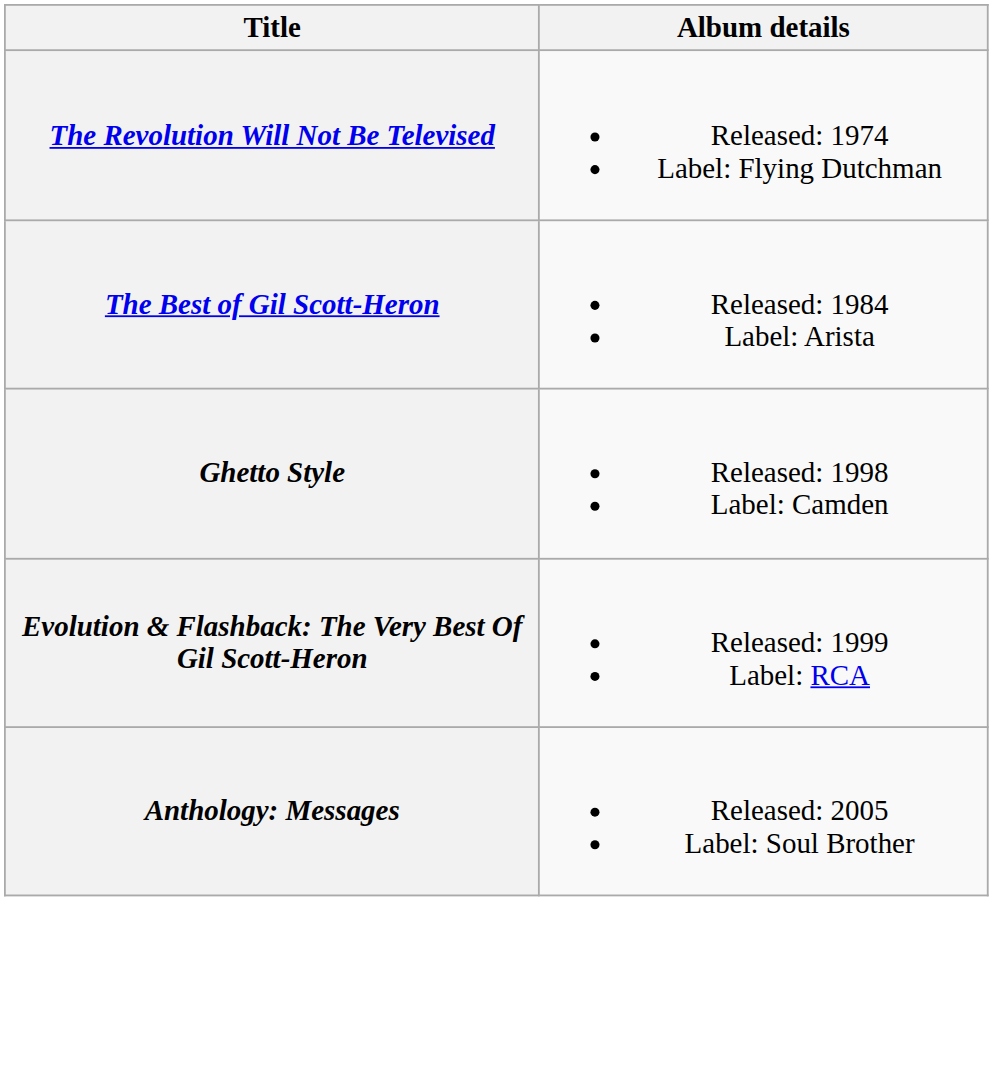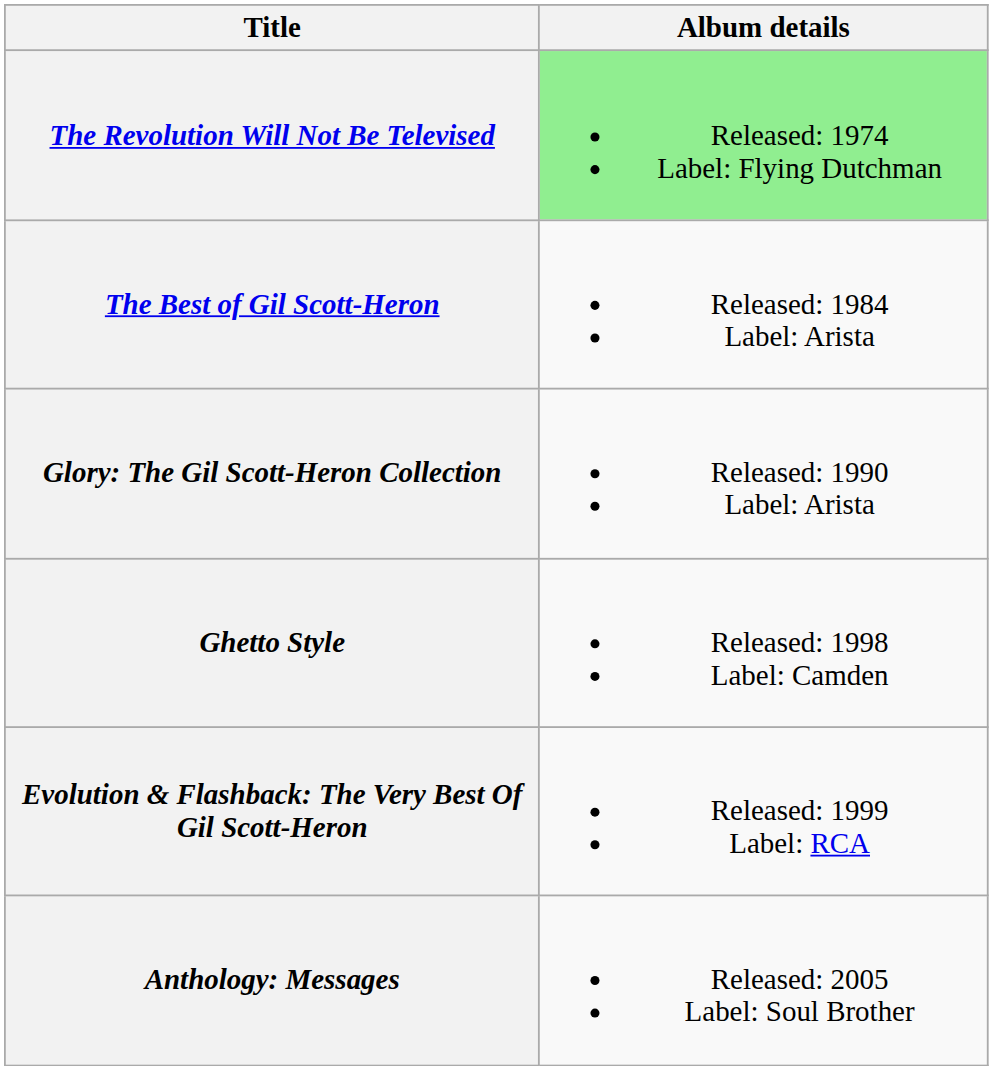(763, 152) no background -> (763, 152) lightgreen background
+ row: (272, 472)
